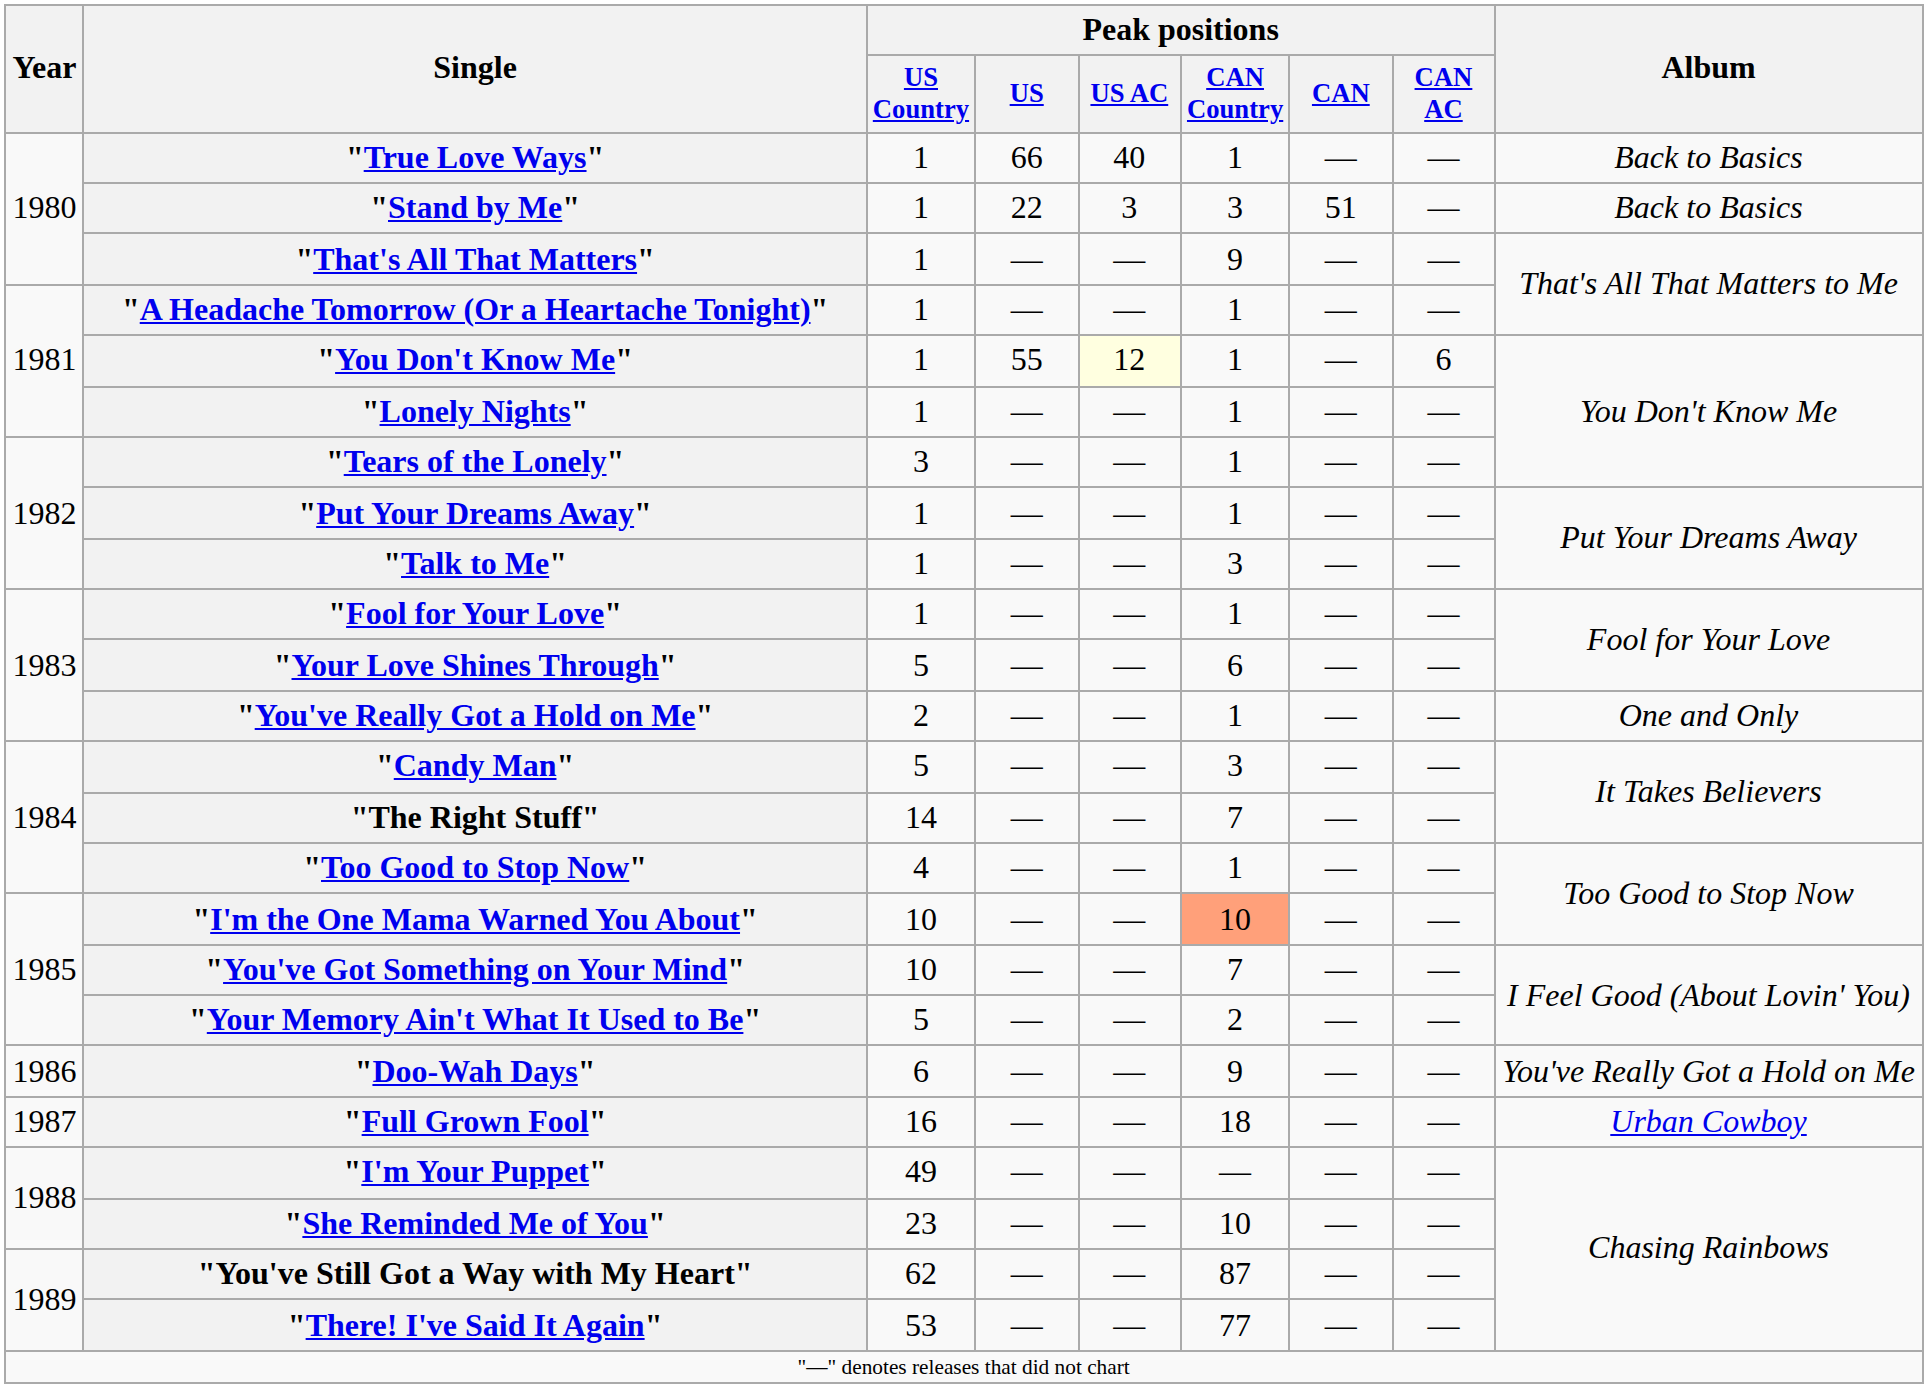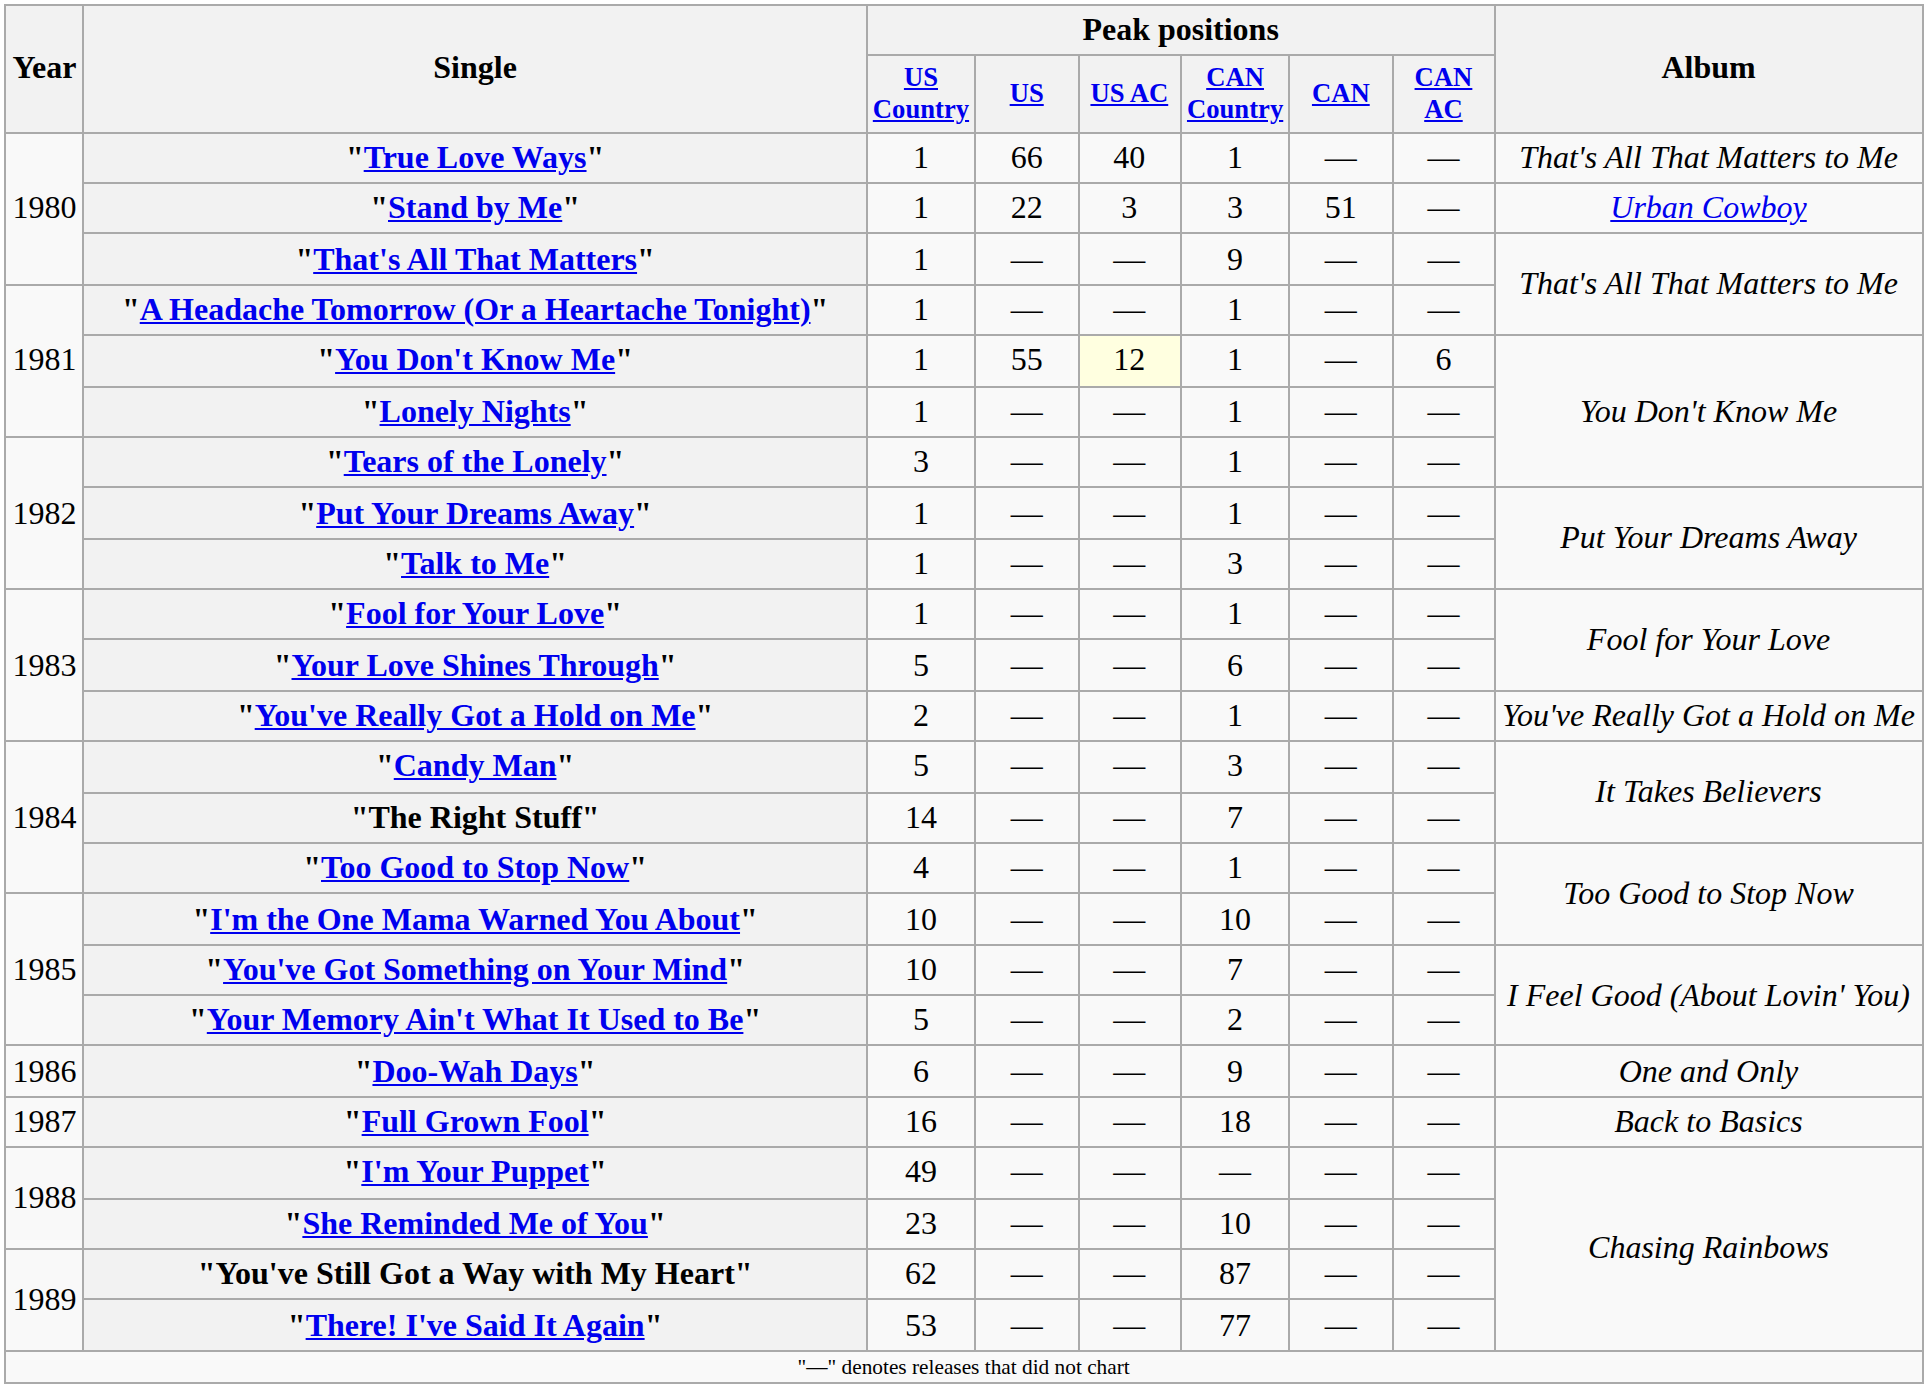(1709, 157) Back to Basics -> (1709, 157) That's All That Matters to Me
(1709, 208) Back to Basics -> (1709, 208) Urban Cowboy
(1709, 715) One and Only -> (1709, 715) You've Really Got a Hold on Me
(1235, 918) lightsalmon background -> (1235, 918) no background
(1709, 1070) You've Really Got a Hold on Me -> (1709, 1070) One and Only
(1709, 1121) Urban Cowboy -> (1709, 1121) Back to Basics
